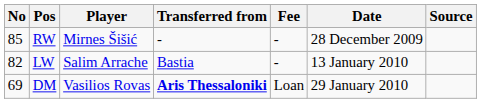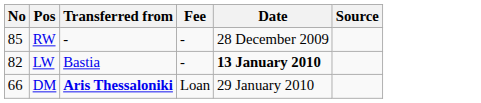- column: (107, 16)
(359, 62) normal -> (269, 62) bold
(15, 86) 69 -> (15, 86) 66
